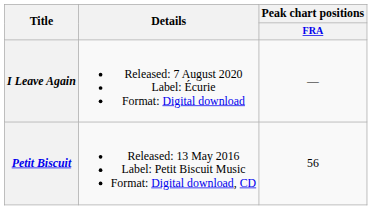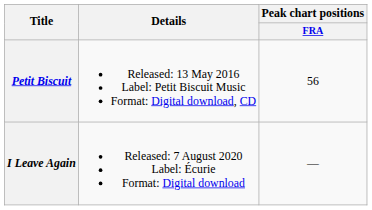rows swapped: (41, 163) <-> (41, 81)
